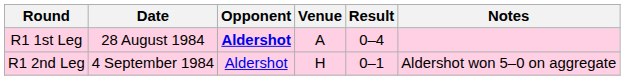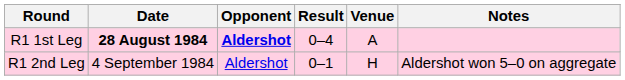columns swapped: (320, 16) <-> (372, 16)
(153, 39) normal -> (153, 39) bold
